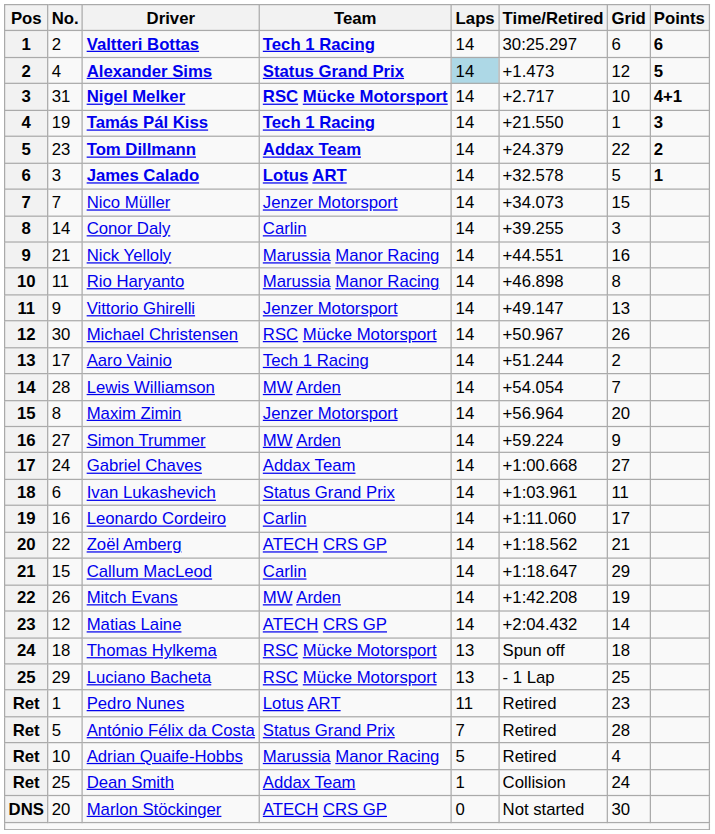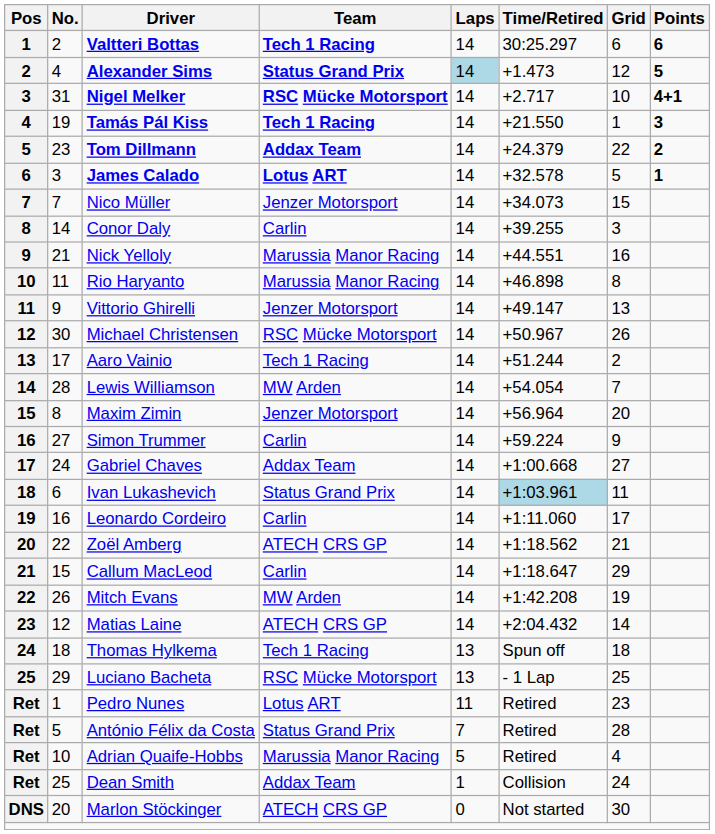(302, 439) MW Arden -> (285, 439) Carlin
(540, 492) no background -> (540, 492) lightblue background
(350, 650) RSC Mücke Motorsport -> (316, 650) Tech 1 Racing
